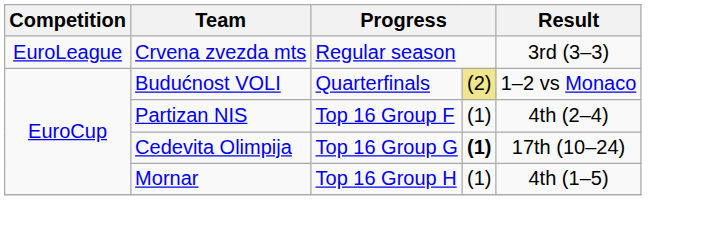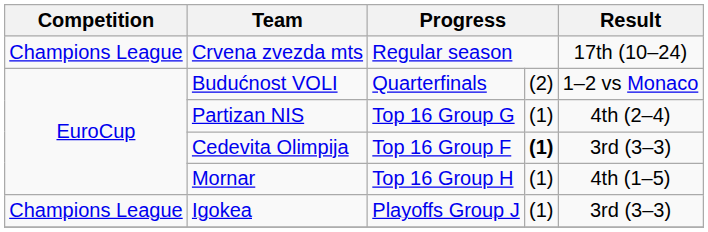(68, 52) EuroLeague -> (96, 52) Champions League
(569, 52) 3rd (3–3) -> (630, 52) 17th (10–24)
(479, 83) khaki background -> (541, 83) no background
(385, 115) Top 16 Group F -> (443, 115) Top 16 Group G
(387, 147) Top 16 Group G -> (442, 147) Top 16 Group F
(569, 147) 17th (10–24) -> (630, 147) 3rd (3–3)
+ row: (222, 210)
